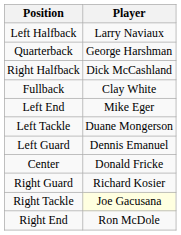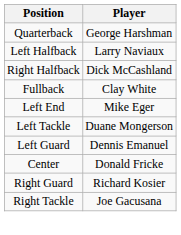rows swapped: (43, 51) <-> (43, 32)
(129, 201) lightyellow background -> (129, 201) no background
- row: (43, 220)
